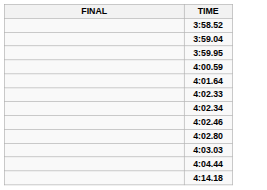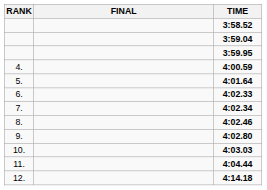+ column: (19, 12)
